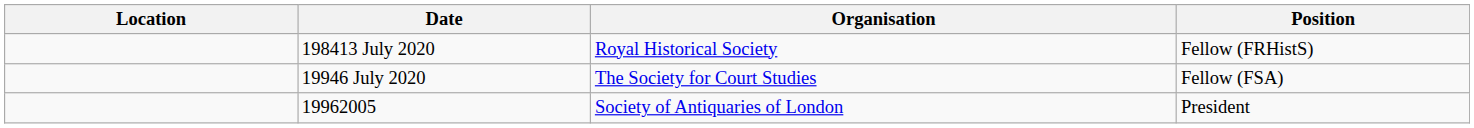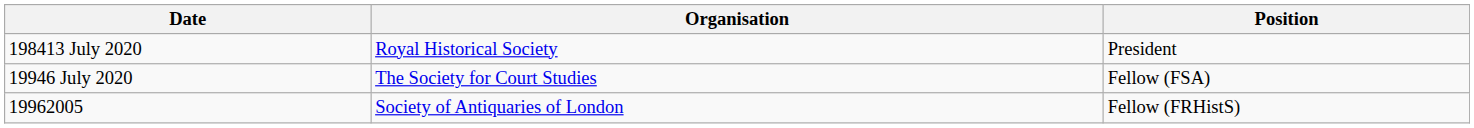- column: (151, 19)
(1247, 48) Fellow (FRHistS) -> (1142, 48) President
(1215, 107) President -> (1174, 107) Fellow (FRHistS)
